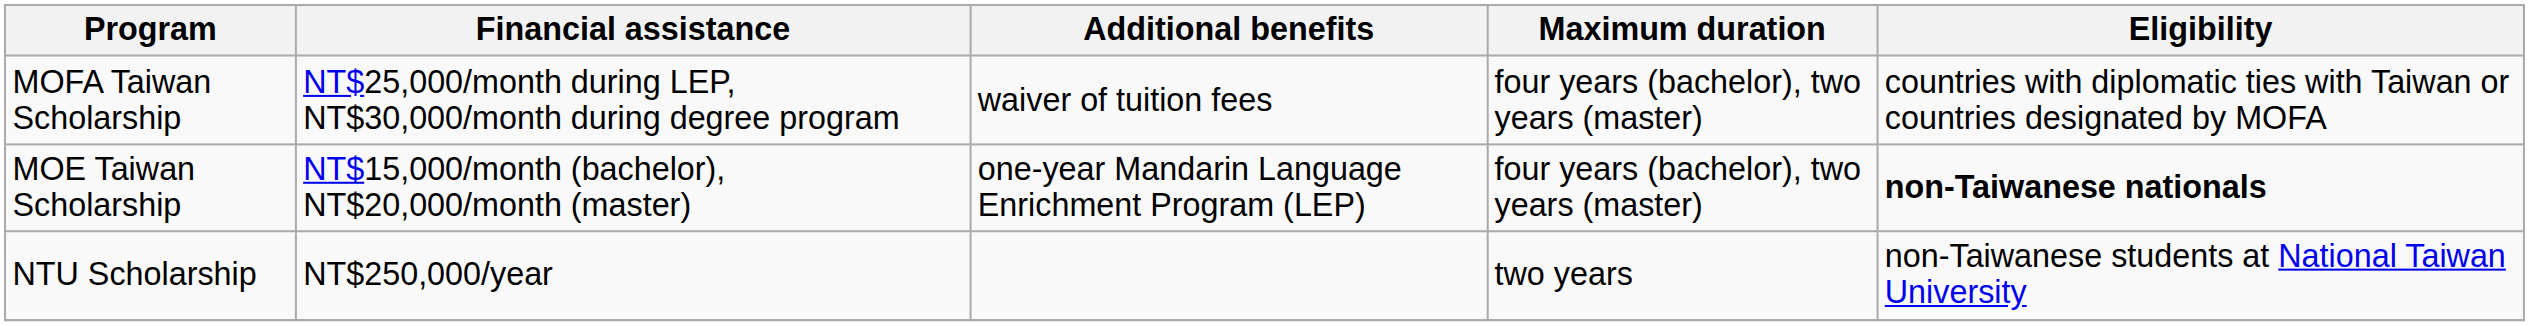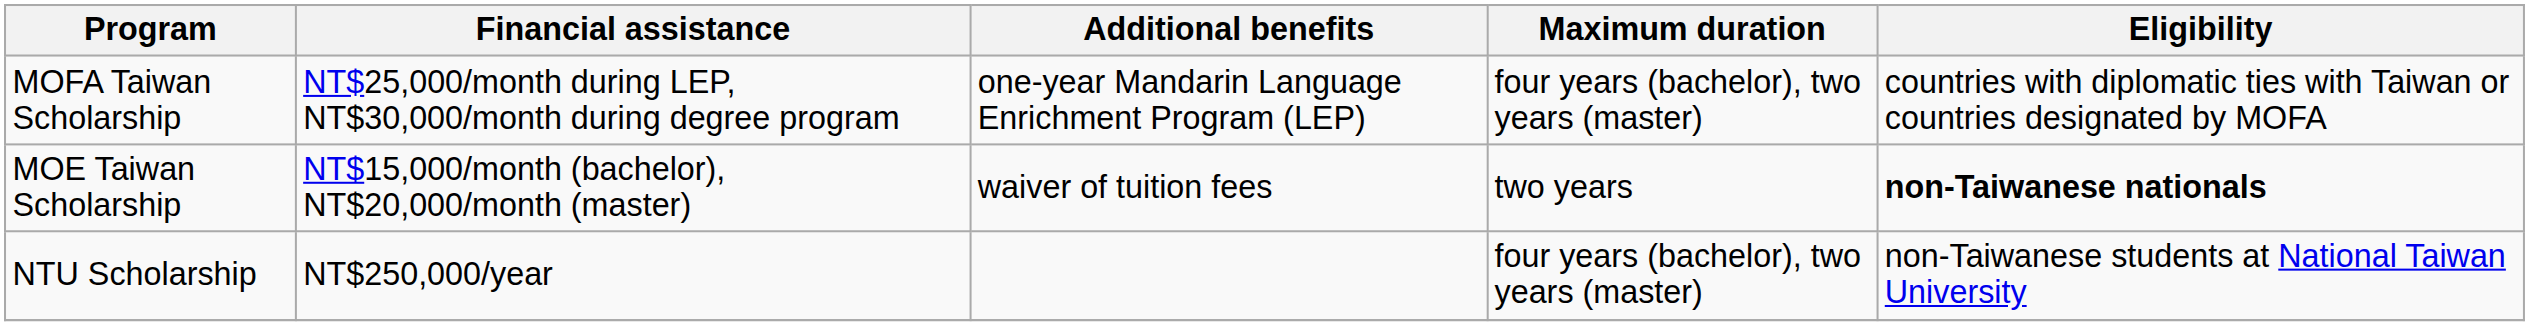(1125, 99) waiver of tuition fees -> (1190, 99) one-year Mandarin Language Enrichment Program (LEP)
(1190, 187) one-year Mandarin Language Enrichment Program (LEP) -> (1125, 187) waiver of tuition fees
(1678, 187) four years (bachelor), two years (master) -> (1564, 187) two years
(1564, 274) two years -> (1678, 274) four years (bachelor), two years (master)
